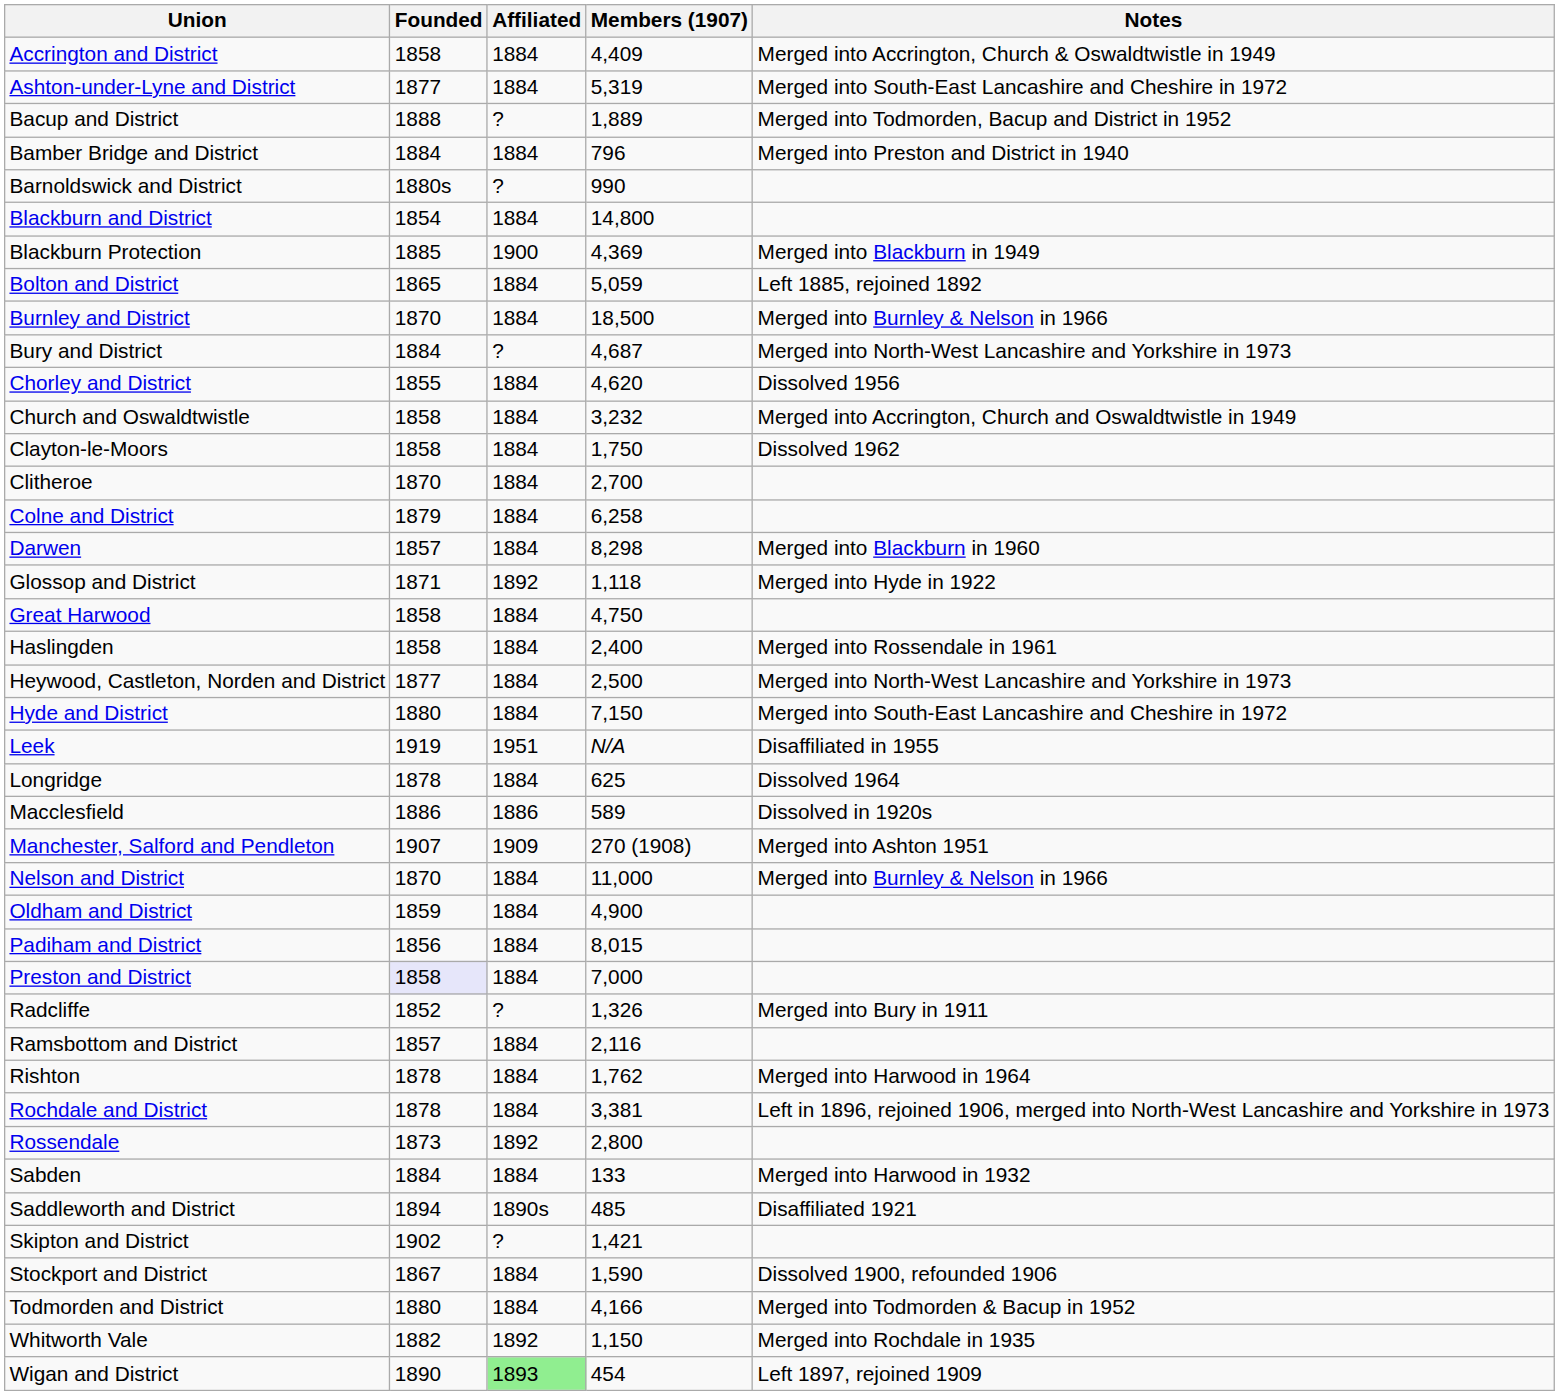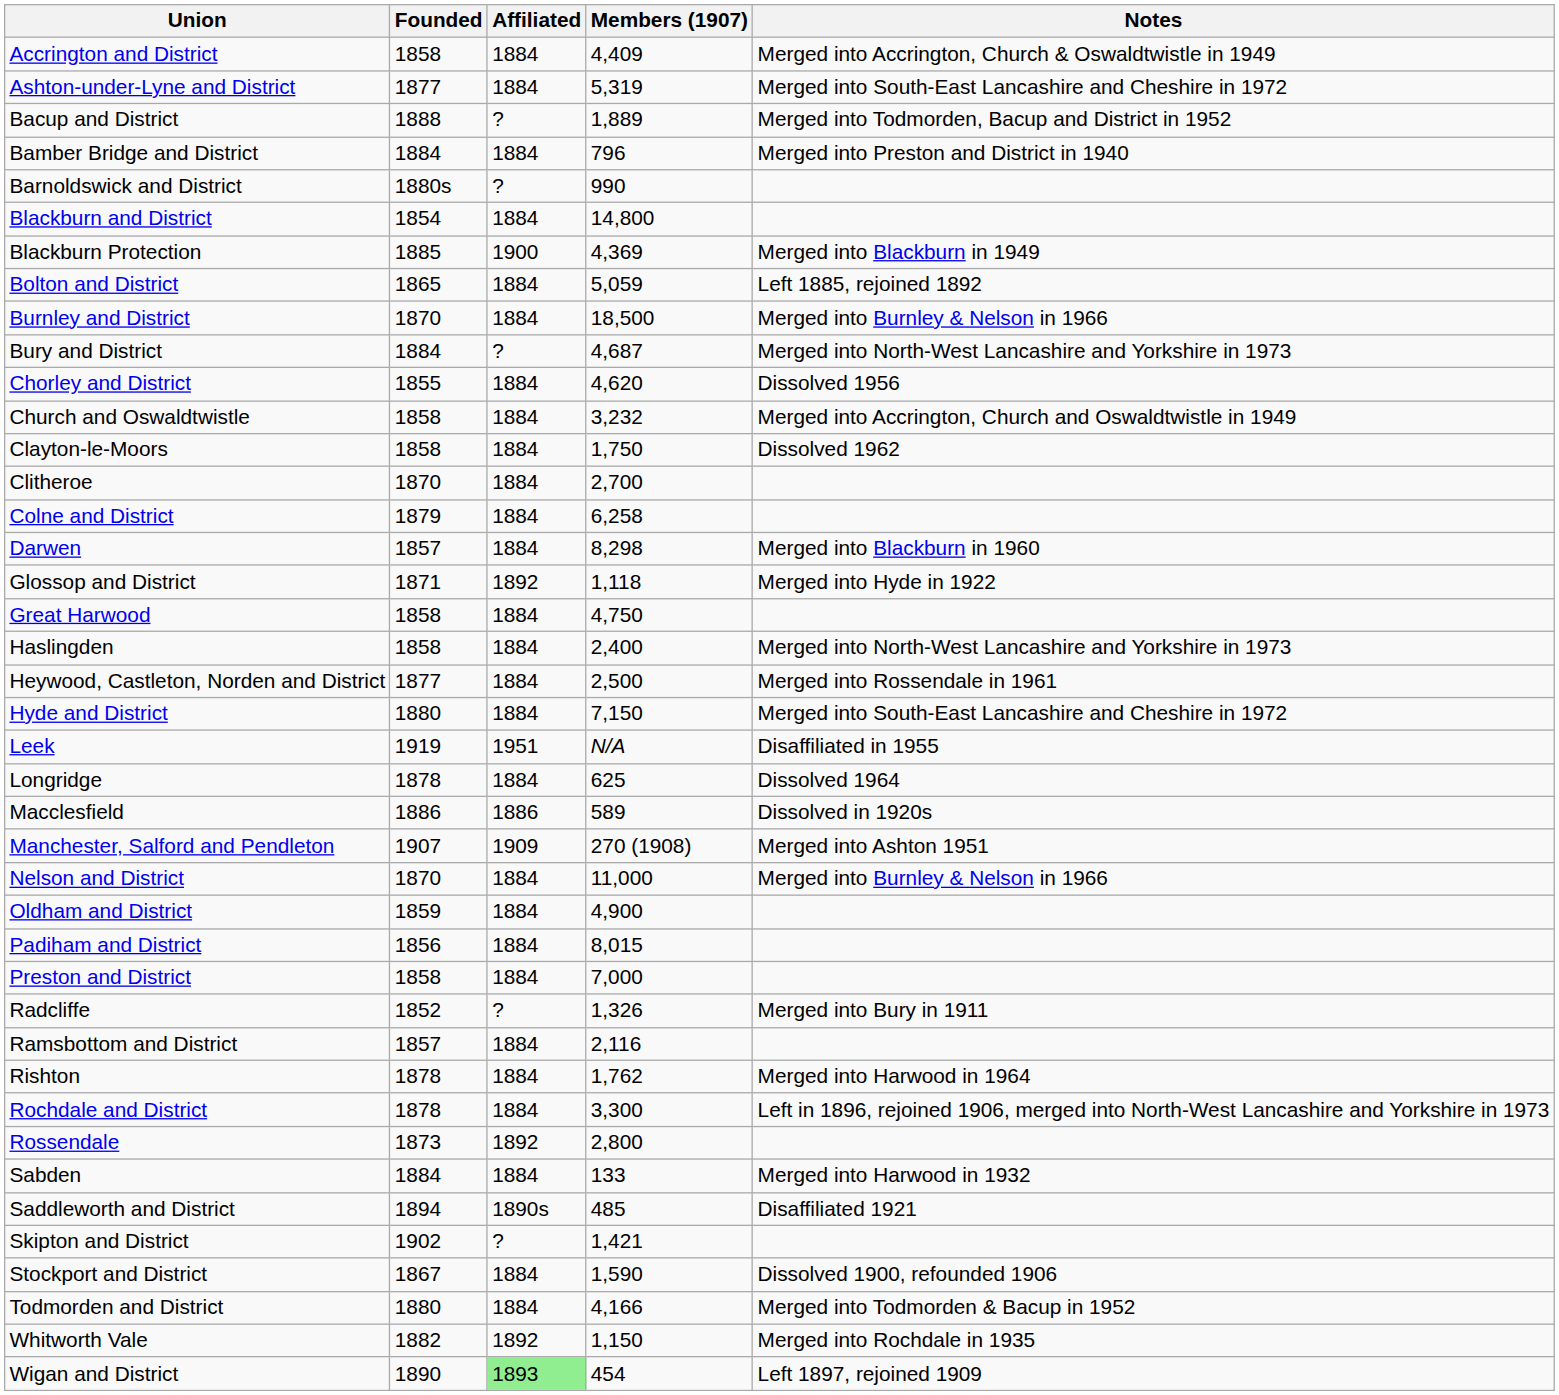(907, 647) Merged into Rossendale in 1961 -> (1024, 647) Merged into North-West Lancashire and Yorkshire in 1973
(1024, 680) Merged into North-West Lancashire and Yorkshire in 1973 -> (907, 680) Merged into Rossendale in 1961
(418, 977) lavender background -> (418, 977) no background
(617, 1109) 3,381 -> (617, 1109) 3,300
